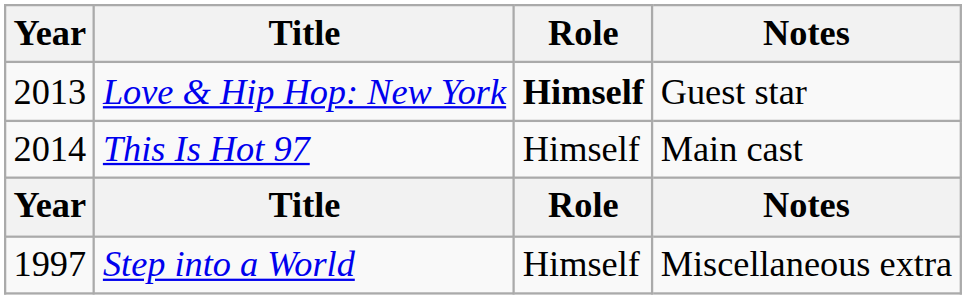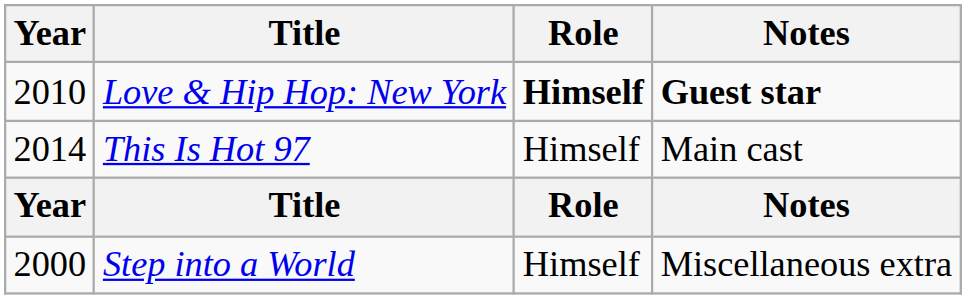(50, 90) 2013 -> (50, 90) 2010
(734, 90) normal -> (741, 90) bold
(50, 263) 1997 -> (50, 263) 2000
